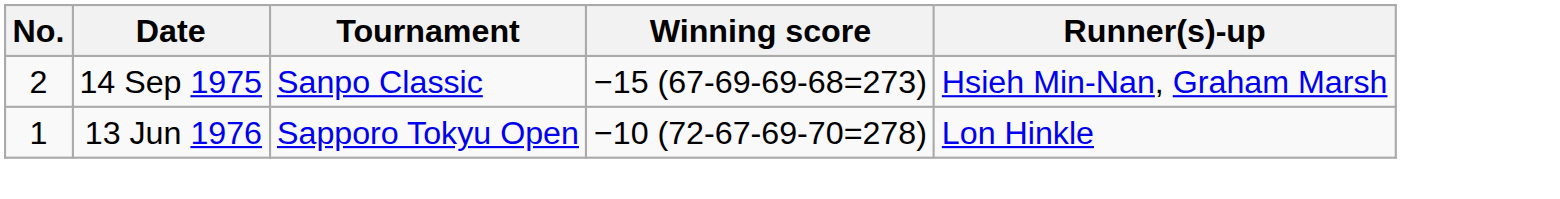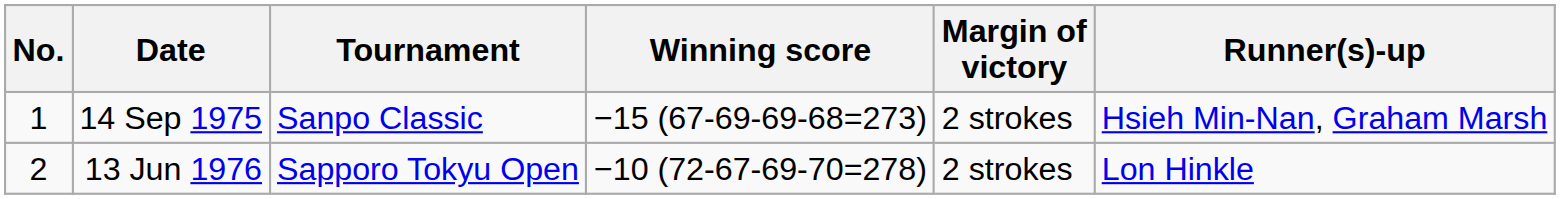+ column: (1014, 49)
(38, 82) 2 -> (38, 118) 1
(38, 133) 1 -> (38, 169) 2
